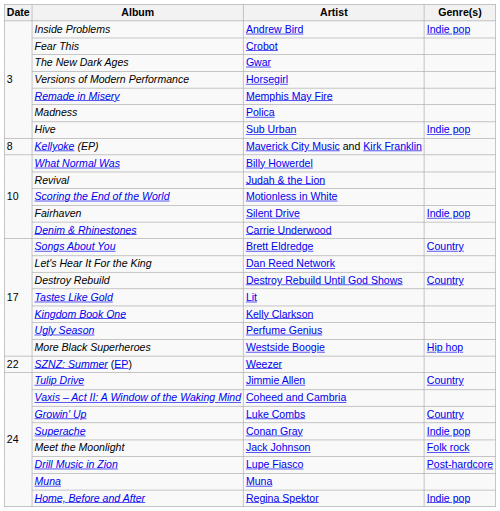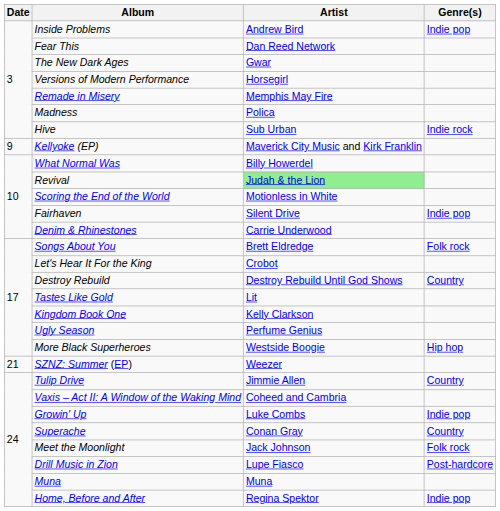(262, 46) Crobot -> (290, 46) Dan Reed Network
(449, 130) Indie pop -> (450, 130) Indie rock
(10, 146) 8 -> (10, 146) 9
(286, 180) no background -> (286, 180) lightgreen background
(445, 247) Country -> (448, 247) Folk rock
(290, 264) Dan Reed Network -> (262, 264) Crobot
(13, 364) 22 -> (13, 364) 21
(445, 414) Country -> (449, 414) Indie pop
(449, 431) Indie pop -> (445, 431) Country
